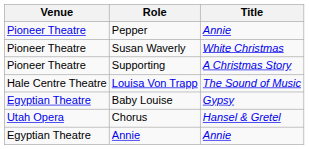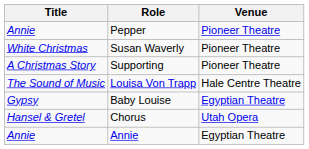columns swapped: (252, 13) <-> (57, 13)
